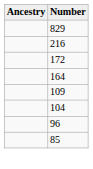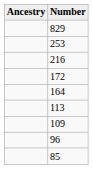+ row: (57, 44)
+ row: (57, 108)
- row: (57, 108)
